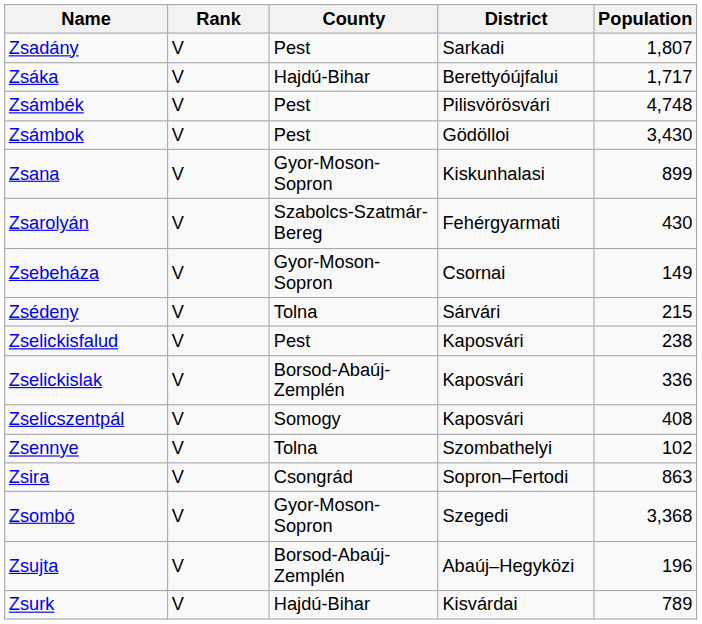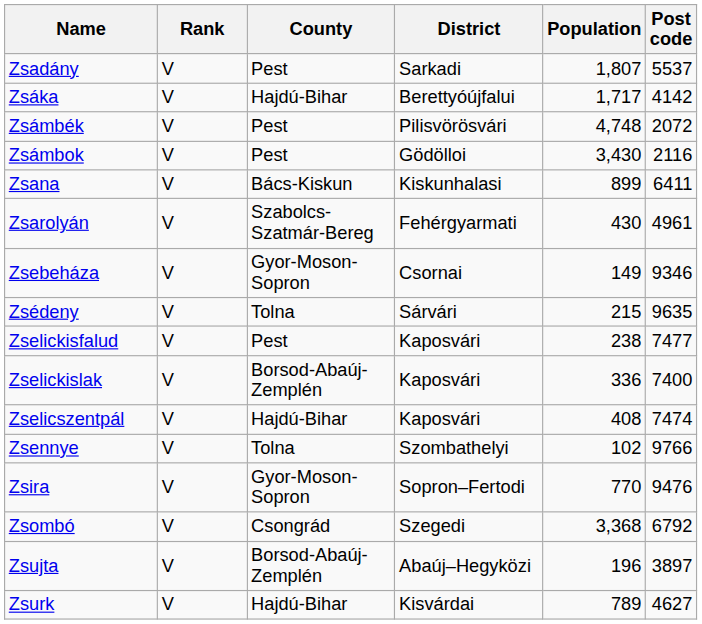+ column: (671, 29)
(327, 173) Gyor-Moson-Sopron -> (302, 184) Bács-Kiskun
(307, 419) Somogy -> (299, 419) Hajdú-Bihar
(313, 477) Csongrád -> (304, 487) Gyor-Moson-Sopron
(677, 477) 863 -> (626, 487) 770
(327, 516) Gyor-Moson-Sopron -> (291, 526) Csongrád
